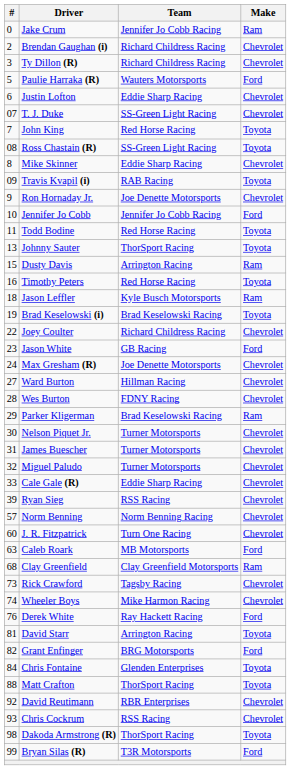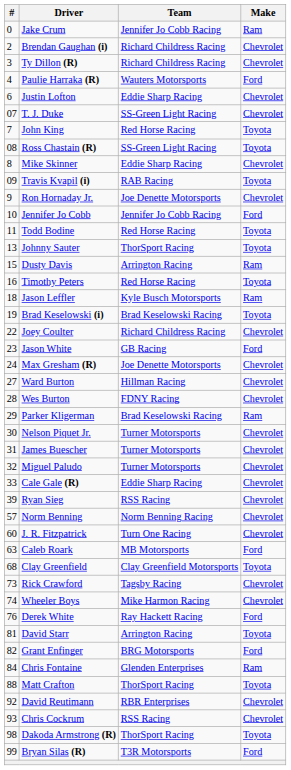(9, 80) 5 -> (9, 80) 4
(253, 567) Ram -> (257, 567) Toyota
(257, 667) Toyota -> (253, 667) Ram
